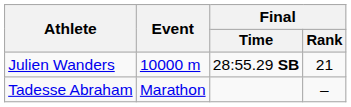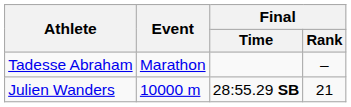rows swapped: (61, 65) <-> (70, 90)
